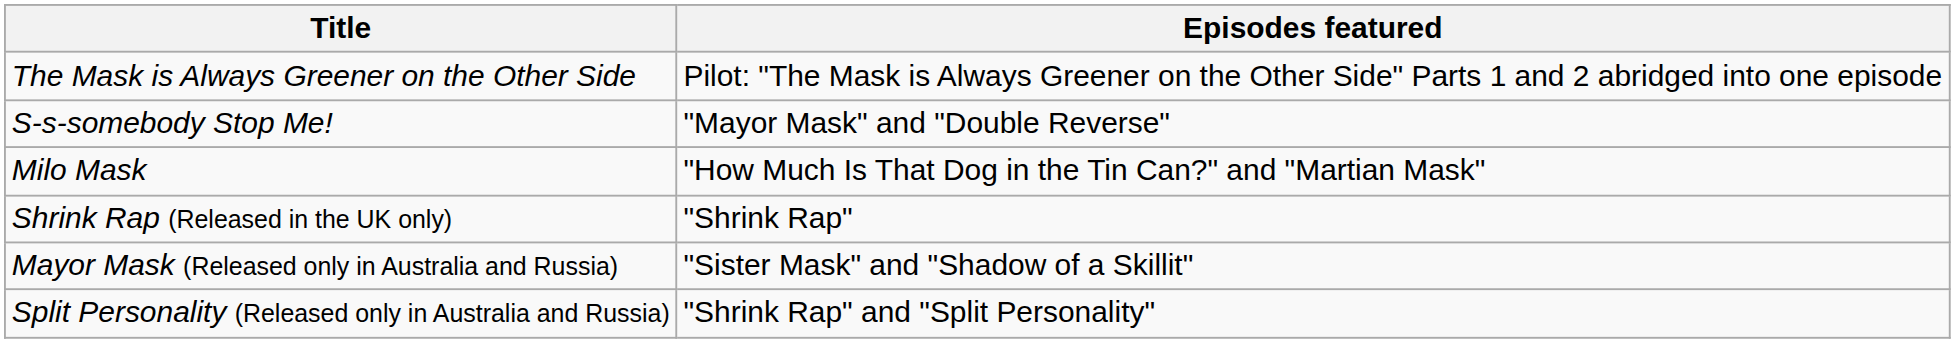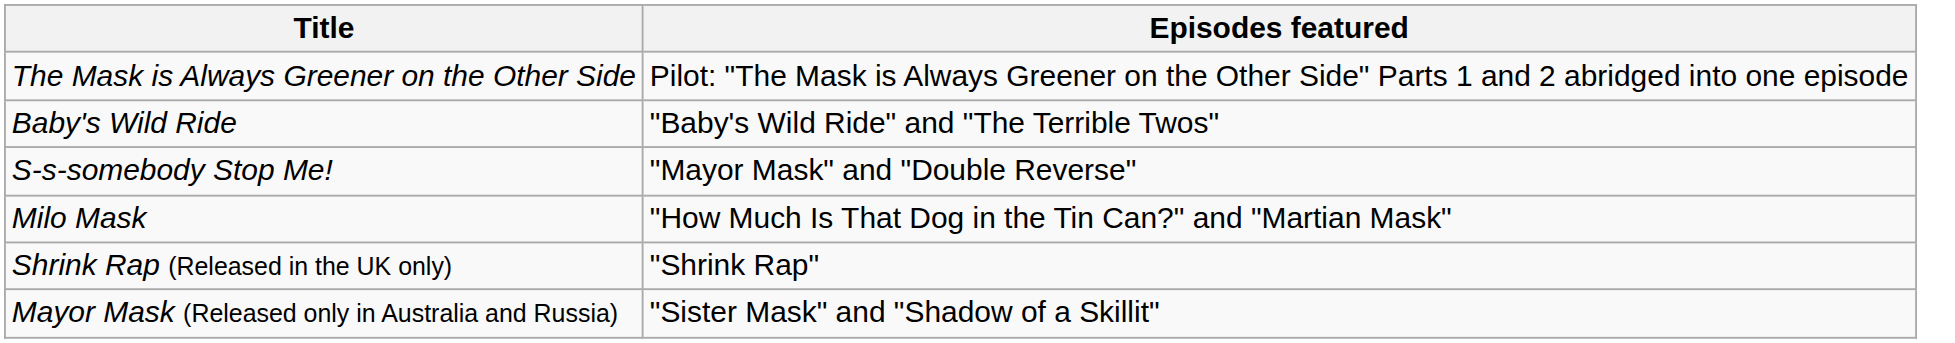+ row: (124, 123)
- row: (341, 312)
